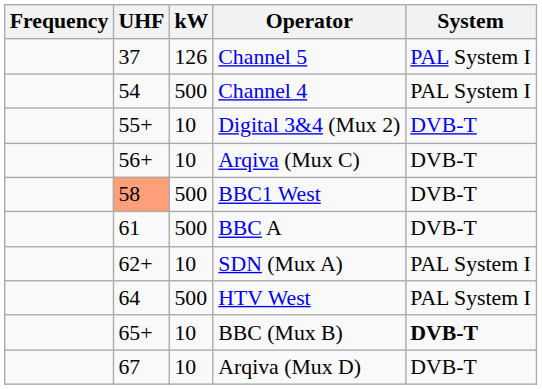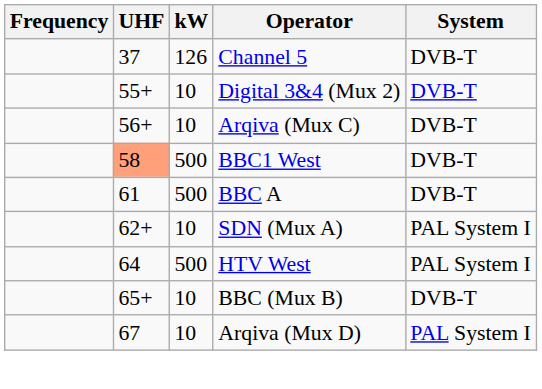(471, 56) PAL System I -> (444, 56) DVB-T
- row: (263, 90)
(444, 332) bold -> (444, 297) normal
(444, 366) DVB-T -> (471, 332) PAL System I
